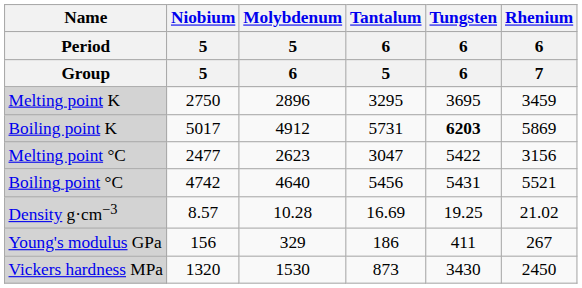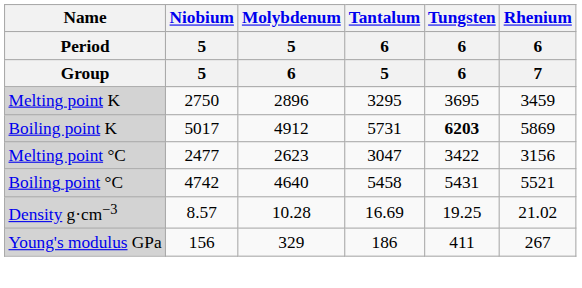(463, 155) 5422 -> (462, 155) 3422
(386, 182) 5456 -> (384, 182) 5458
- row: (86, 269)
